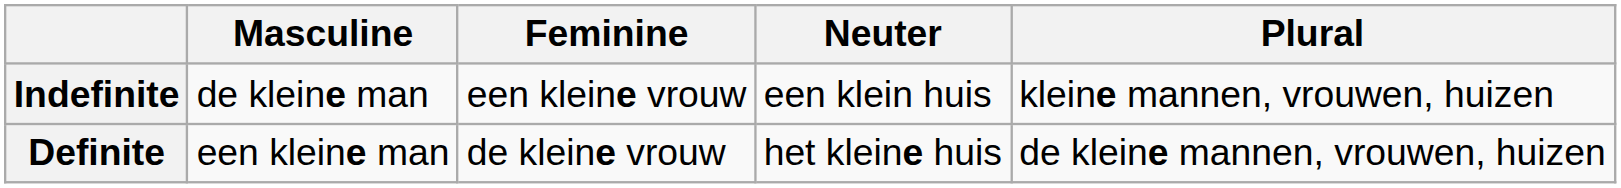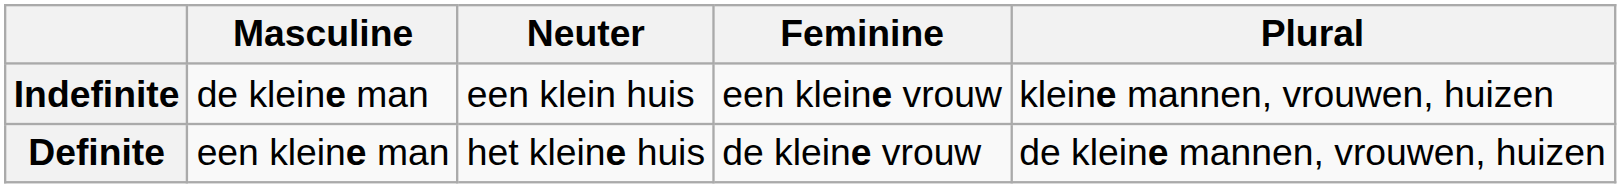columns swapped: (607, 34) <-> (883, 34)
